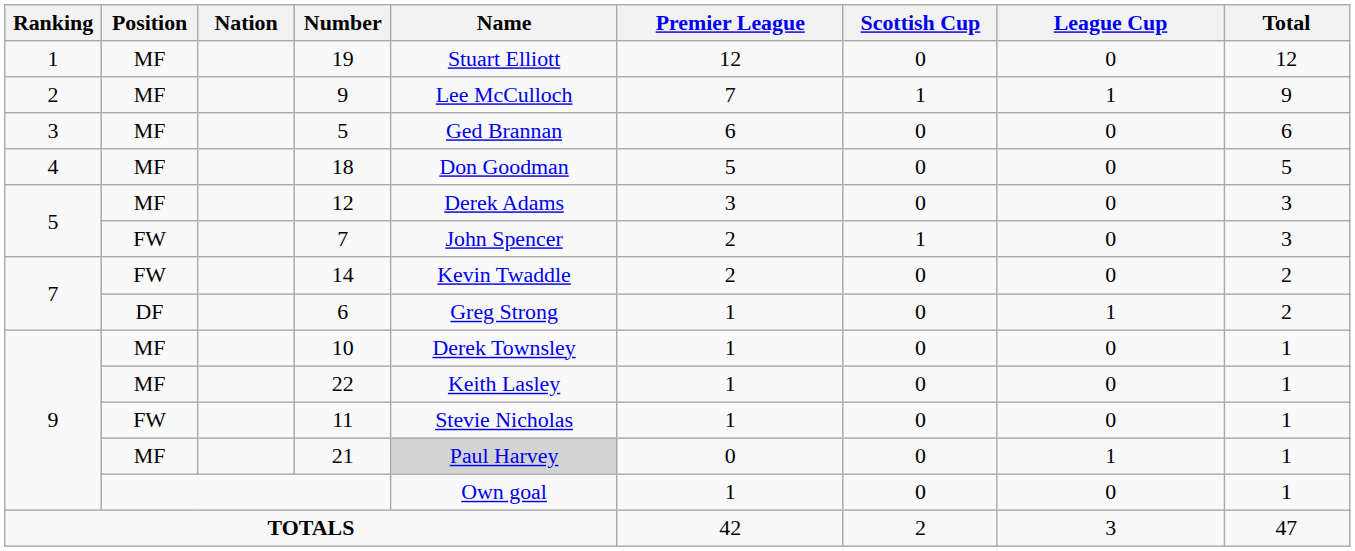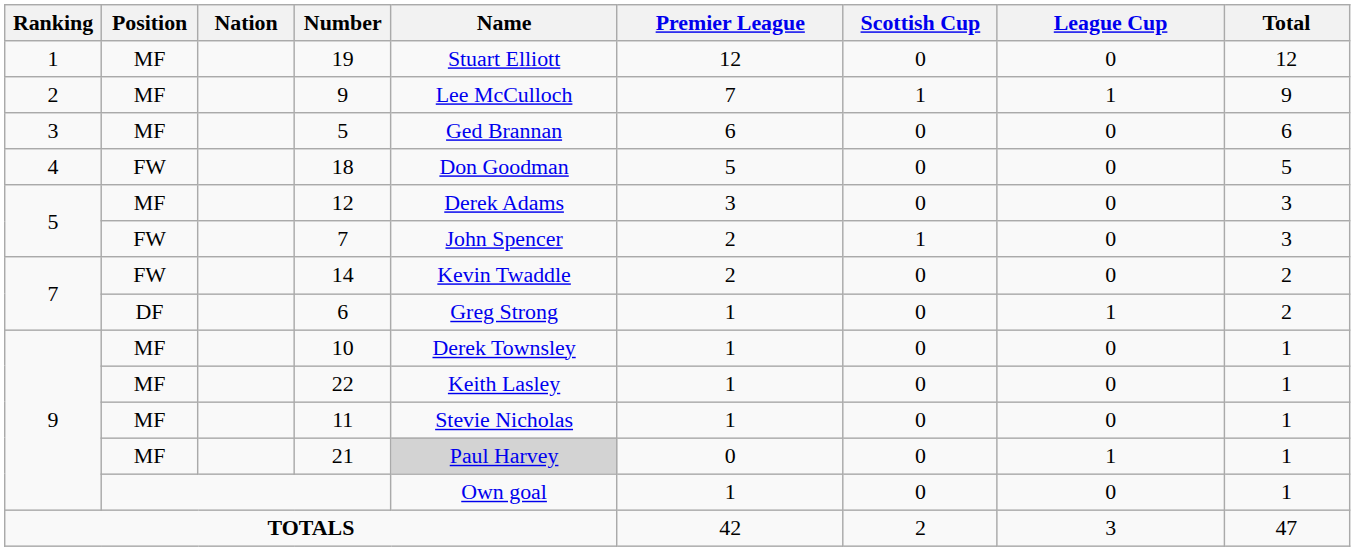(150, 167) MF -> (150, 167) FW
(150, 419) FW -> (150, 419) MF
